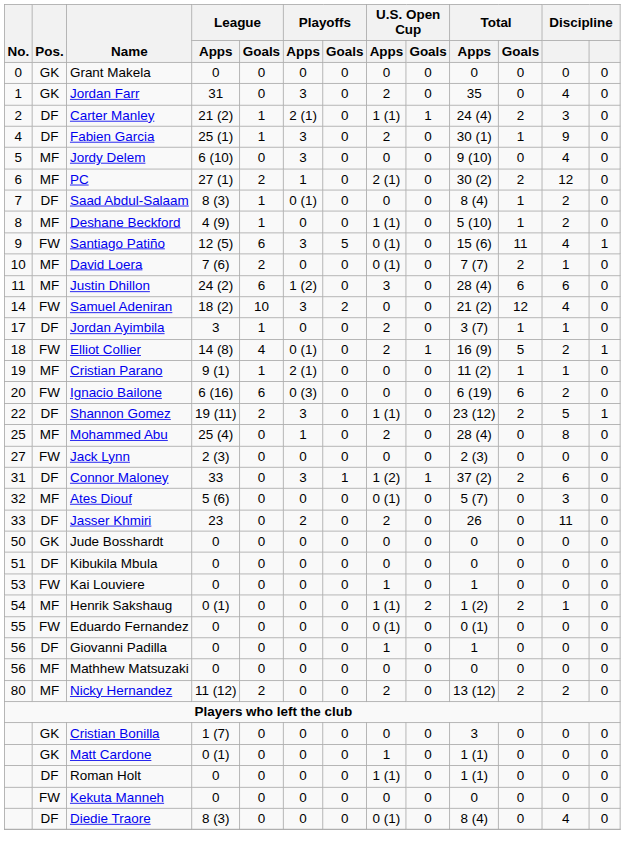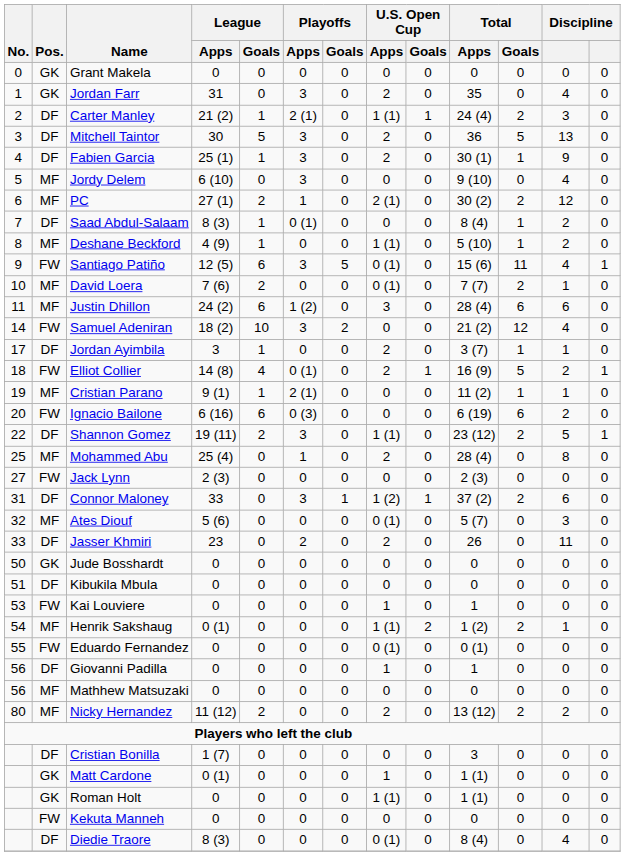+ row: (115, 136)
(50, 733) GK -> (50, 754) DF
(50, 776) DF -> (50, 797) GK
